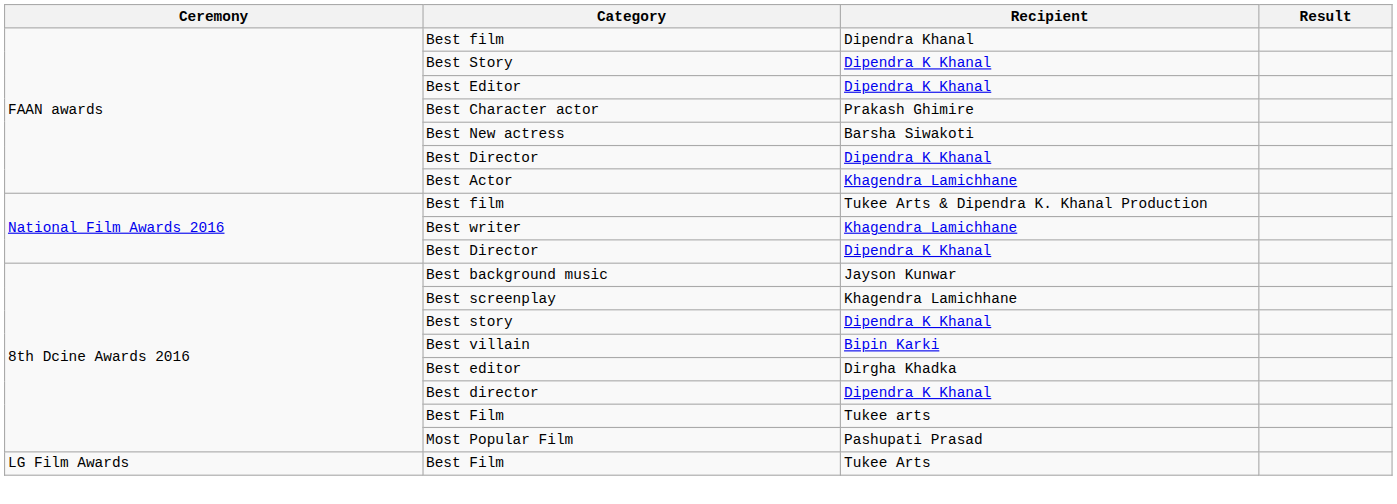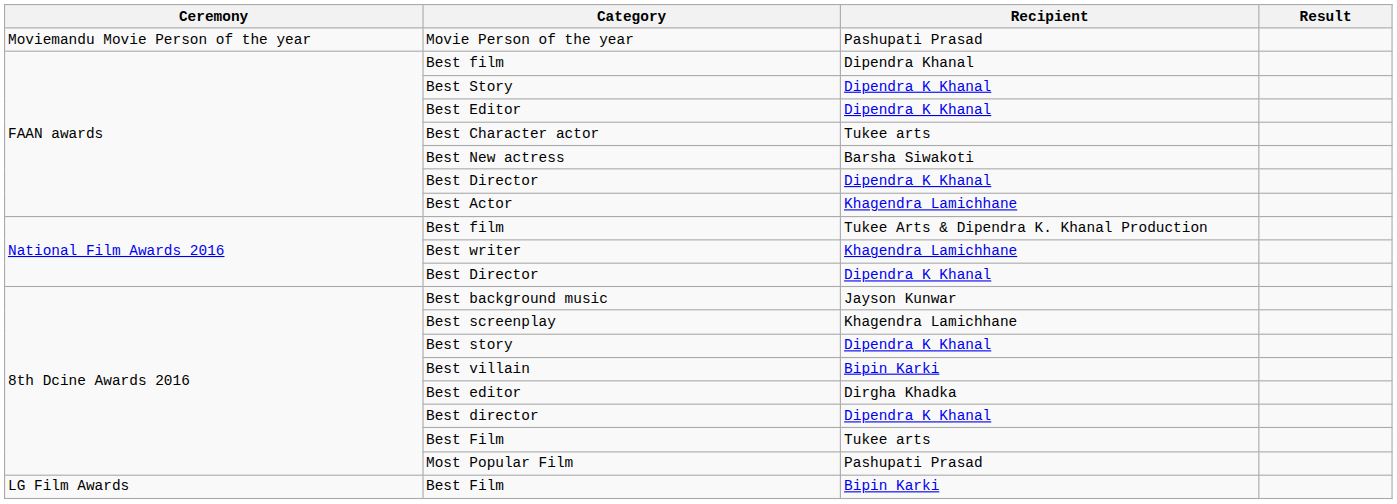+ row: (160, 40)
(909, 110) Prakash Ghimire -> (887, 134) Tukee arts
(887, 463) Tukee Arts -> (892, 487) Bipin Karki
